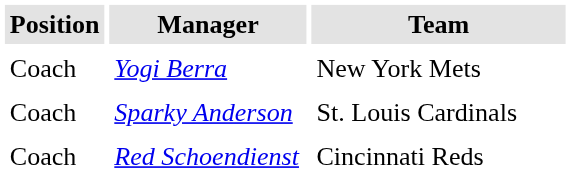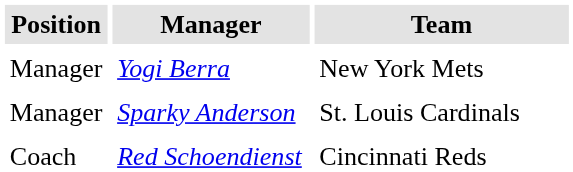(43, 68) Coach -> (56, 68) Manager
(43, 112) Coach -> (56, 112) Manager
